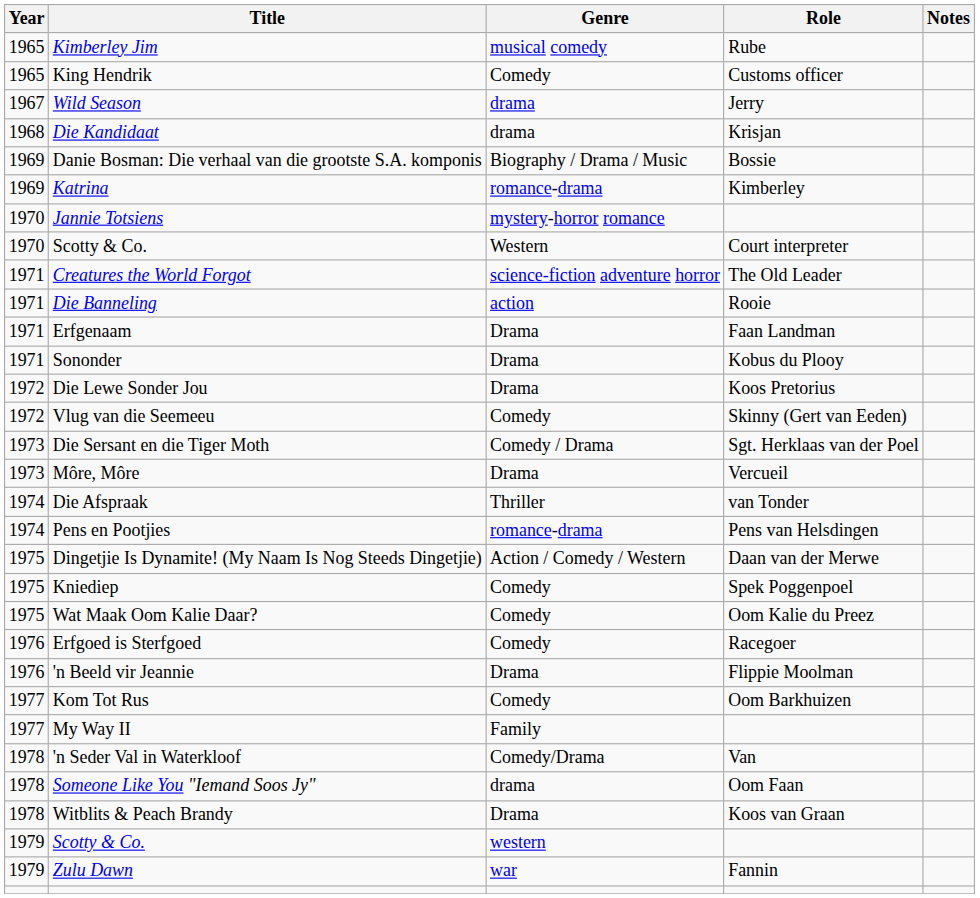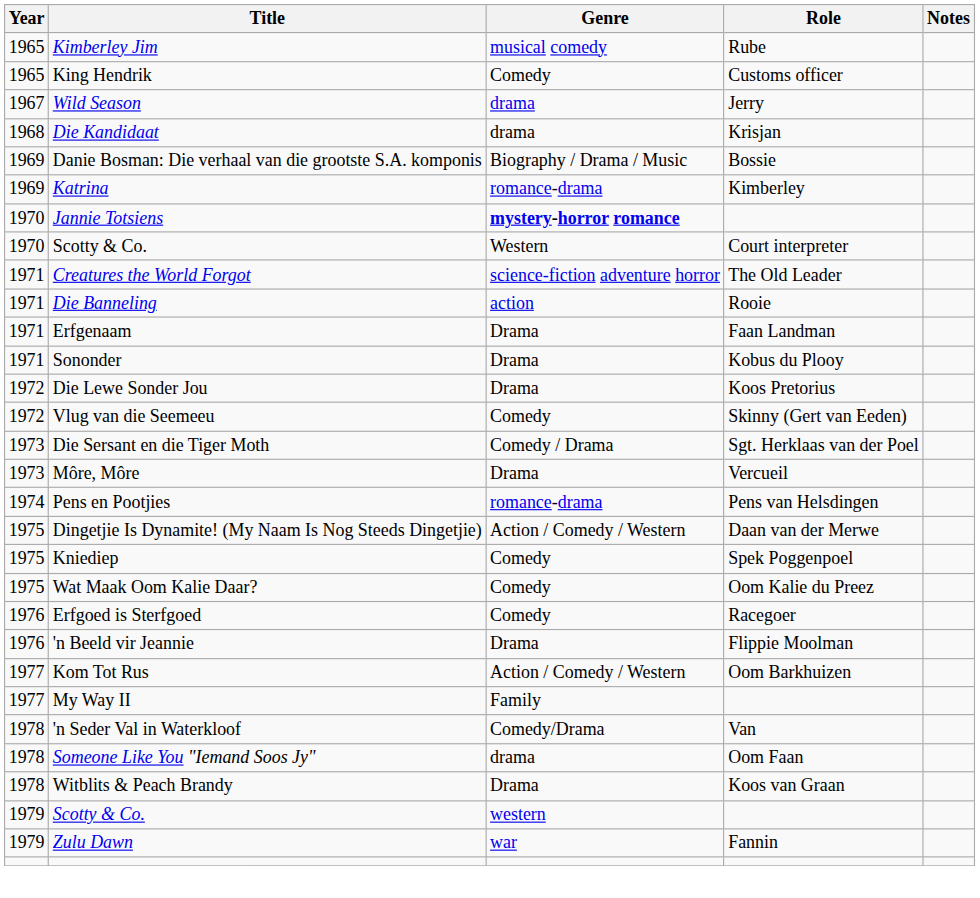(577, 217) normal -> (585, 217) bold
- row: (100, 501)
(520, 700) Comedy -> (588, 672) Action / Comedy / Western
